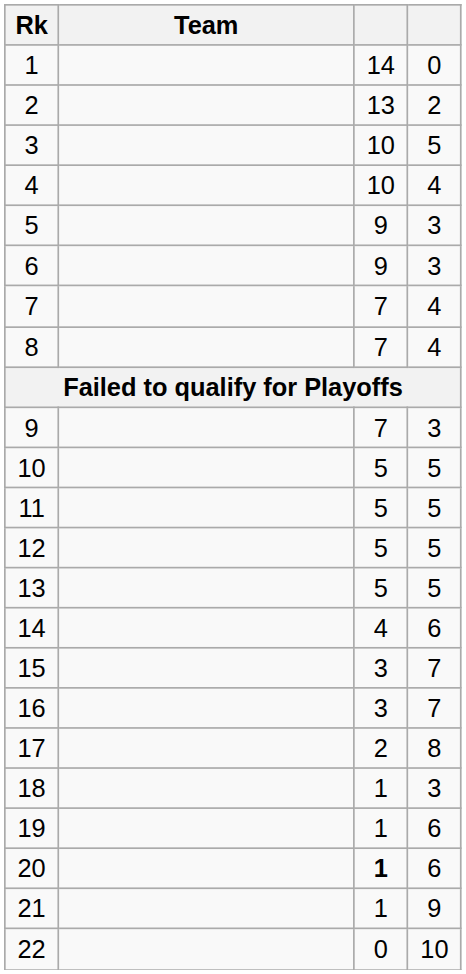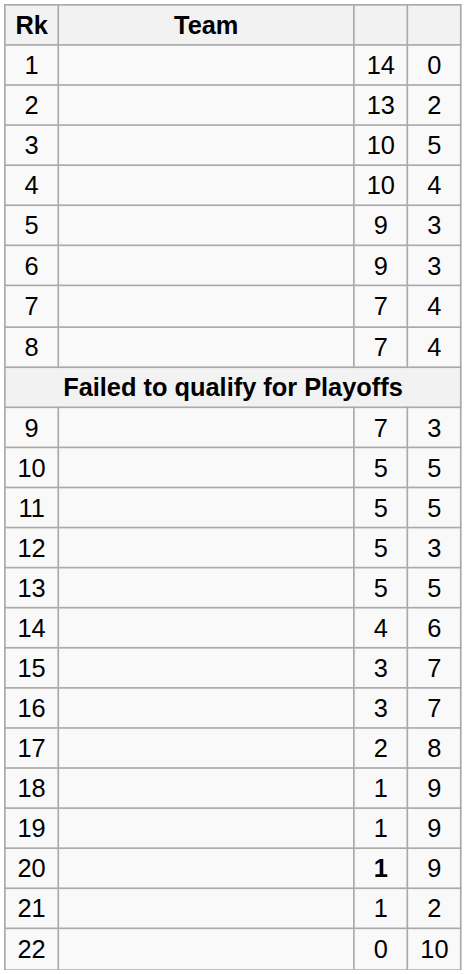(434, 548) 5 -> (434, 548) 3
(434, 789) 3 -> (434, 789) 9
(434, 829) 6 -> (434, 829) 9
(434, 869) 6 -> (434, 869) 9
(434, 909) 9 -> (434, 909) 2
